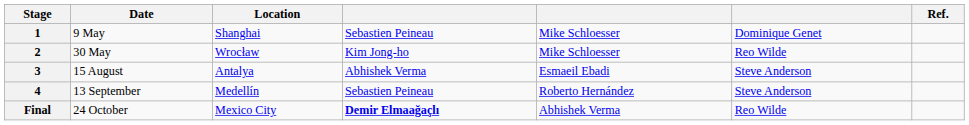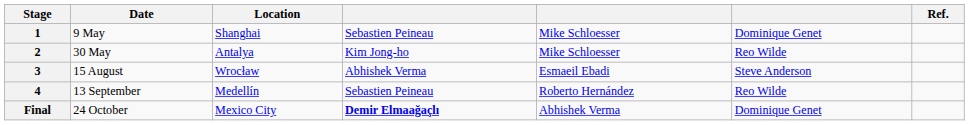(237, 52) Wrocław -> (234, 52) Antalya
(234, 71) Antalya -> (237, 71) Wrocław
(773, 91) Steve Anderson -> (761, 91) Reo Wilde
(761, 110) Reo Wilde -> (778, 110) Dominique Genet
